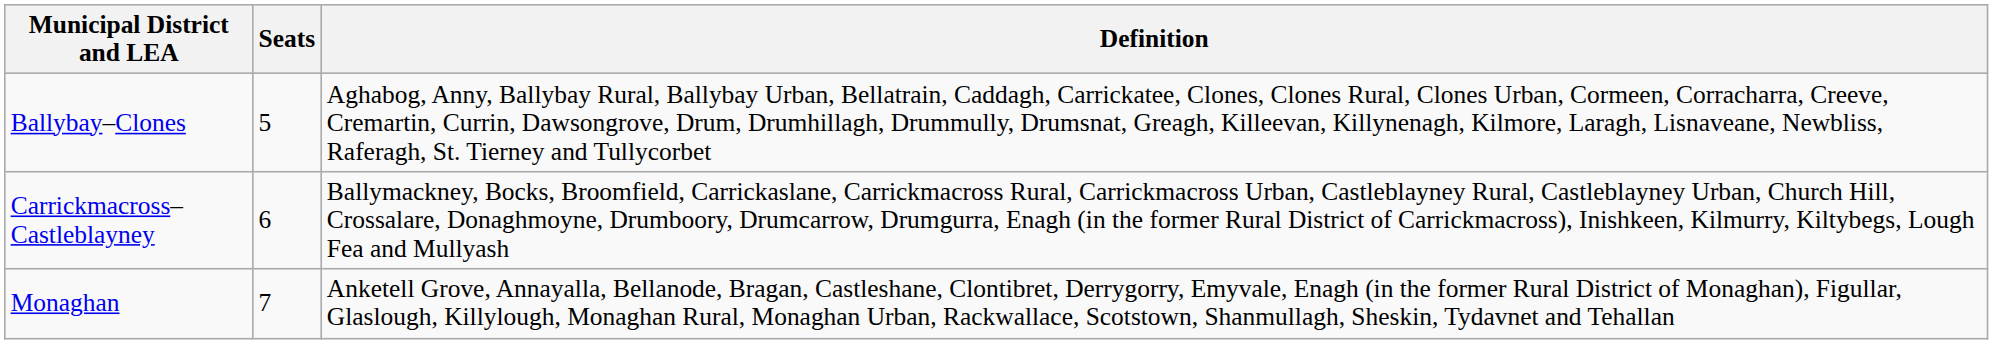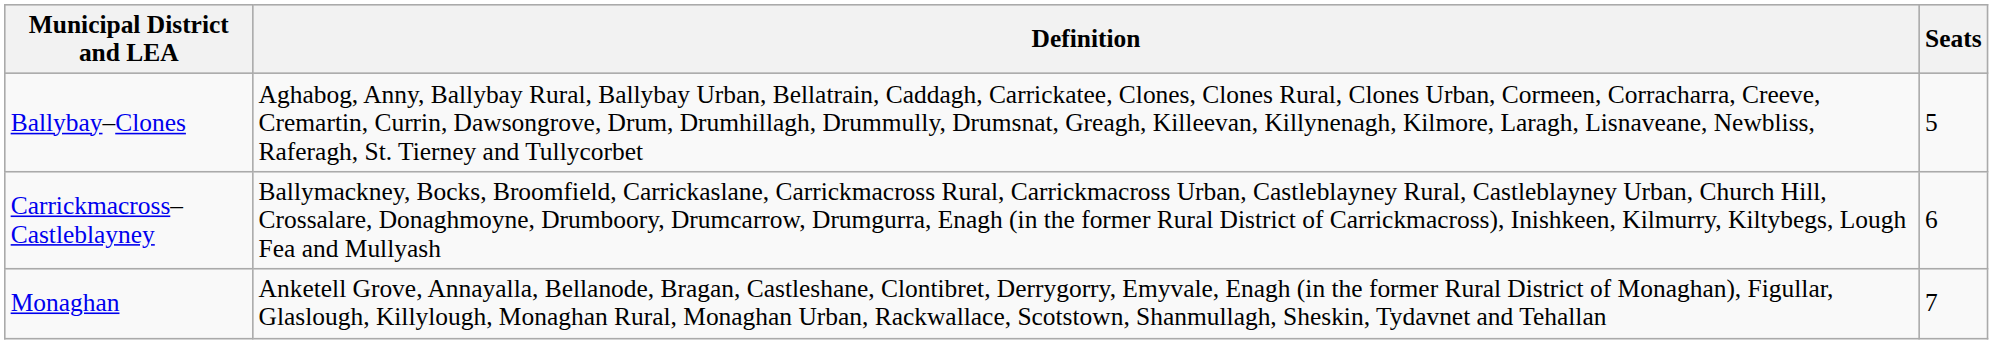columns swapped: (1154, 38) <-> (287, 38)
